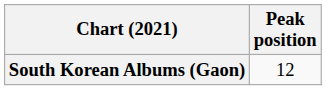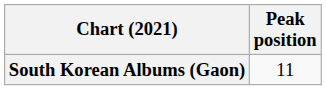(285, 69) 12 -> (285, 69) 11
